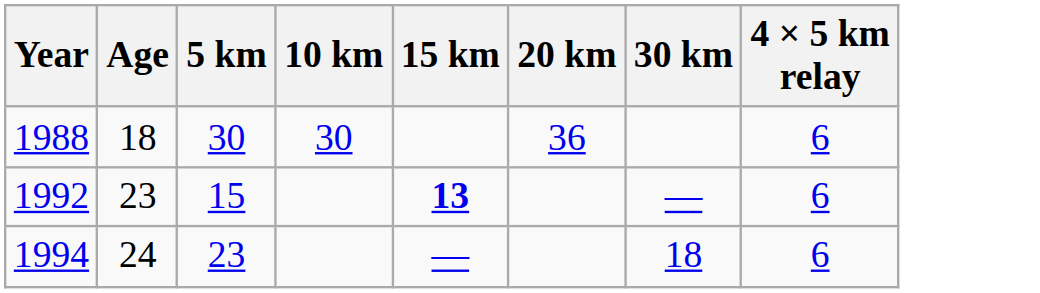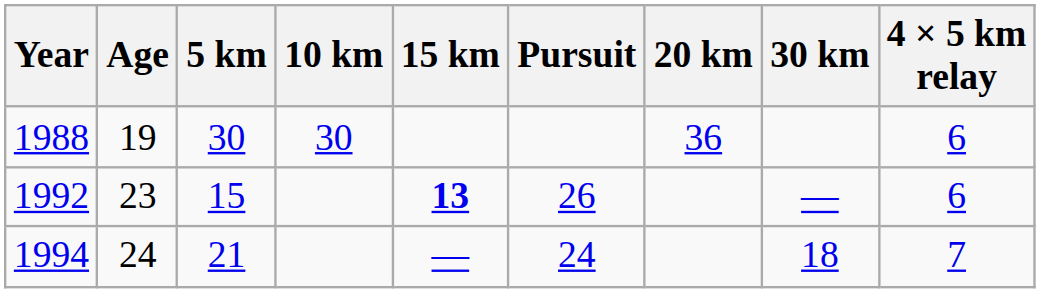+ column: (577, 55)
(138, 136) 18 -> (138, 136) 19
(227, 255) 23 -> (227, 255) 21
(820, 255) 6 -> (957, 255) 7
